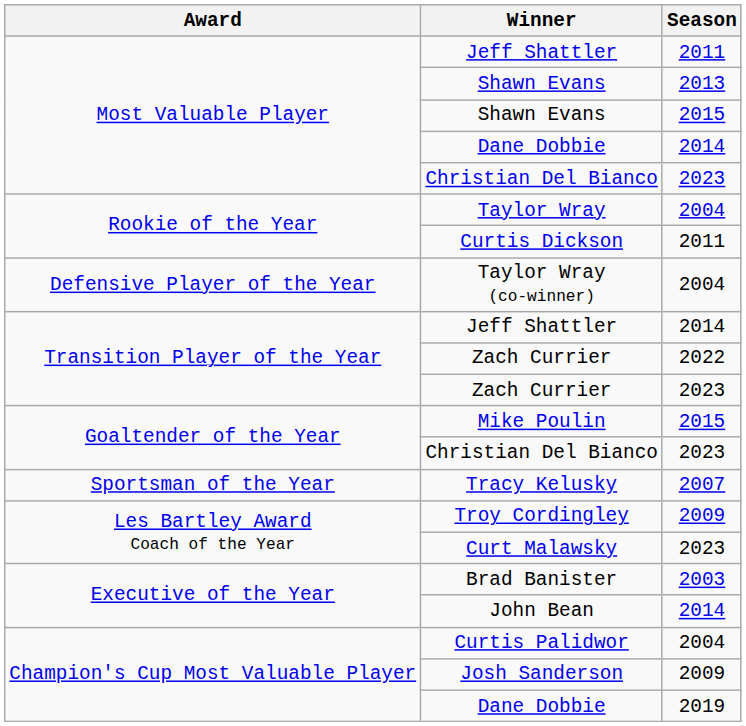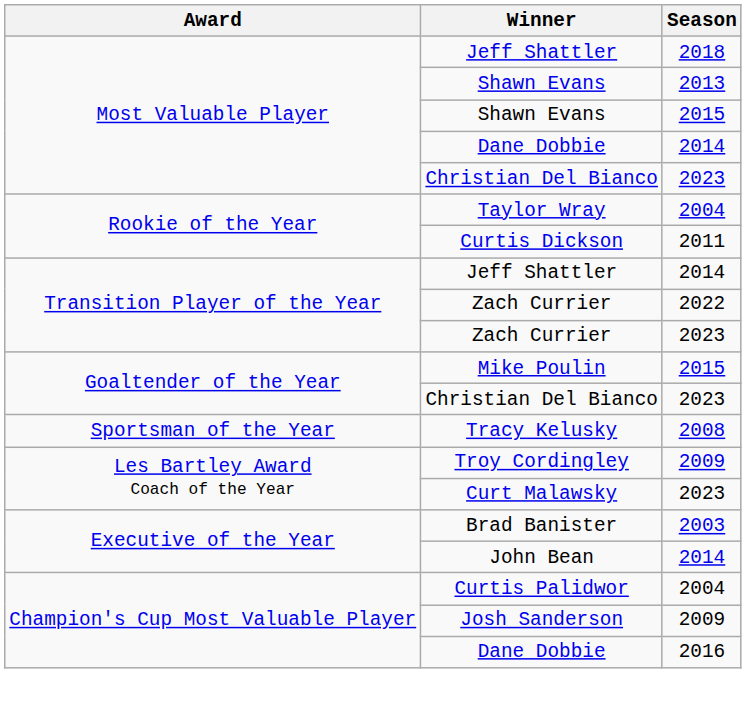(702, 52) 2011 -> (702, 52) 2018
- row: (213, 284)
(702, 485) 2007 -> (702, 431) 2008
(702, 706) 2019 -> (702, 652) 2016
